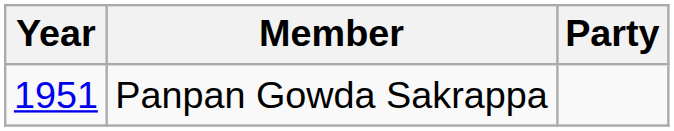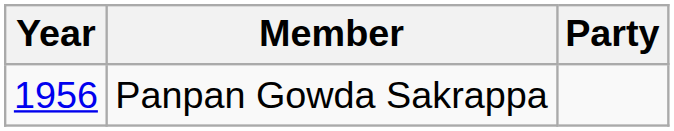(56, 94) 1951 -> (56, 94) 1956
